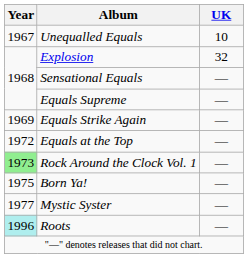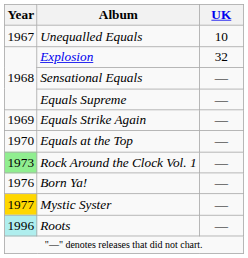(21, 141) 1972 -> (21, 141) 1970
(21, 183) 1975 -> (21, 183) 1976
(21, 204) no background -> (21, 204) gold background
